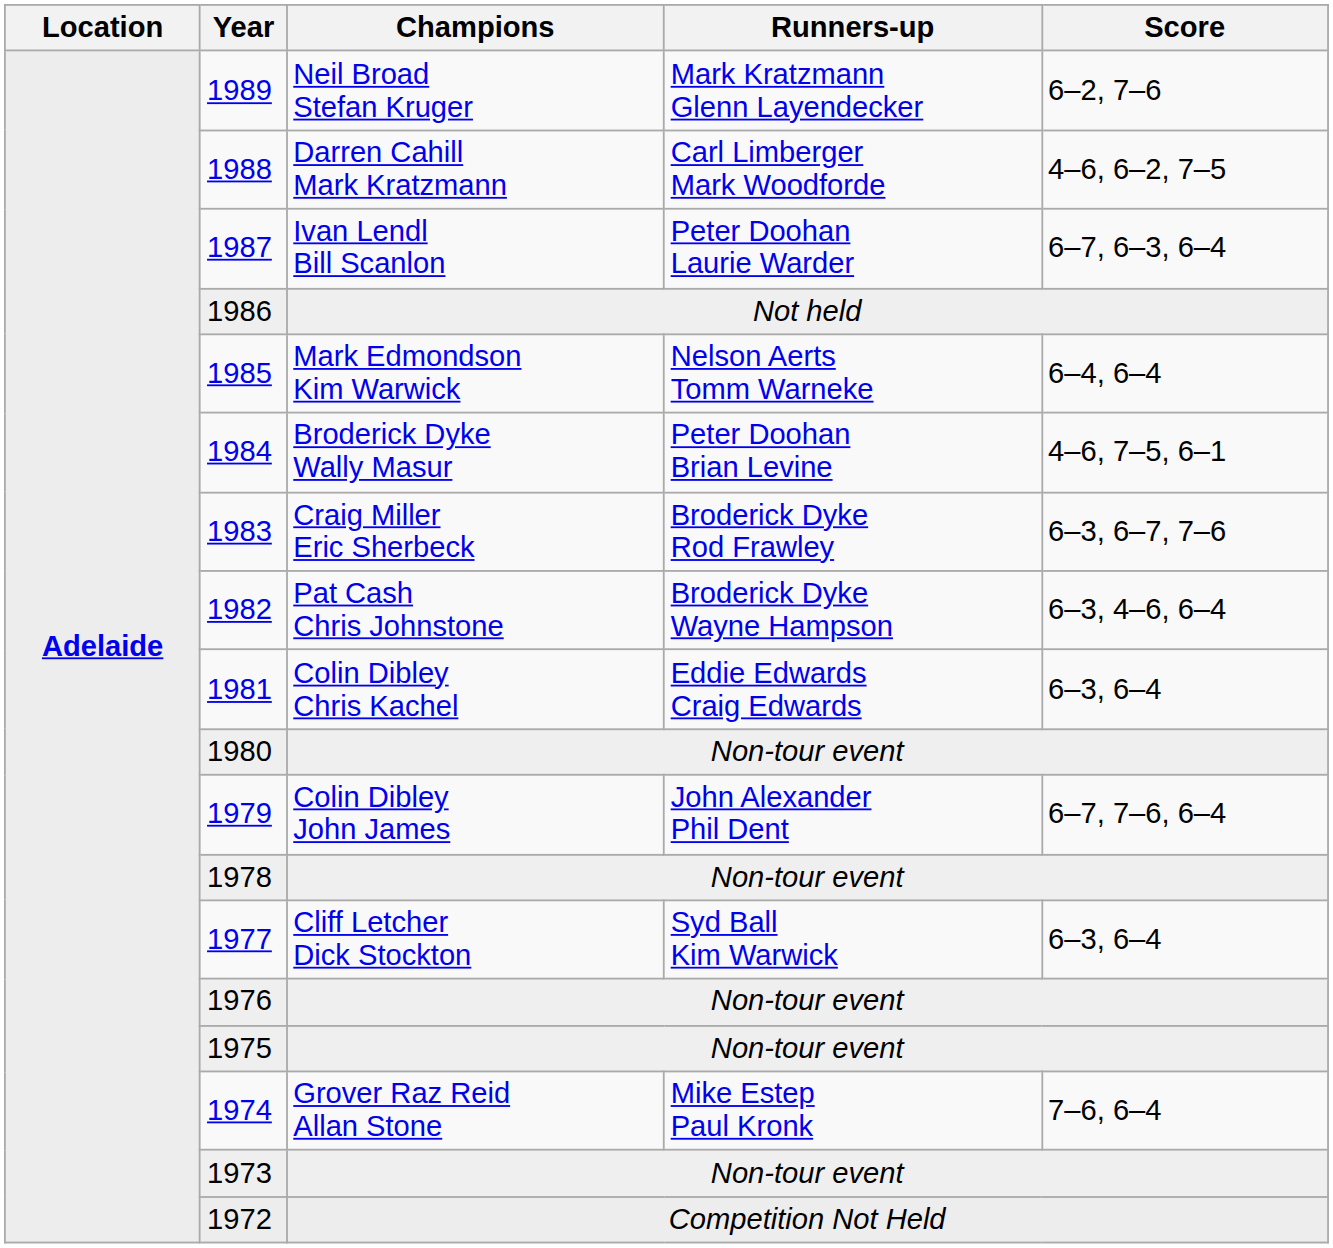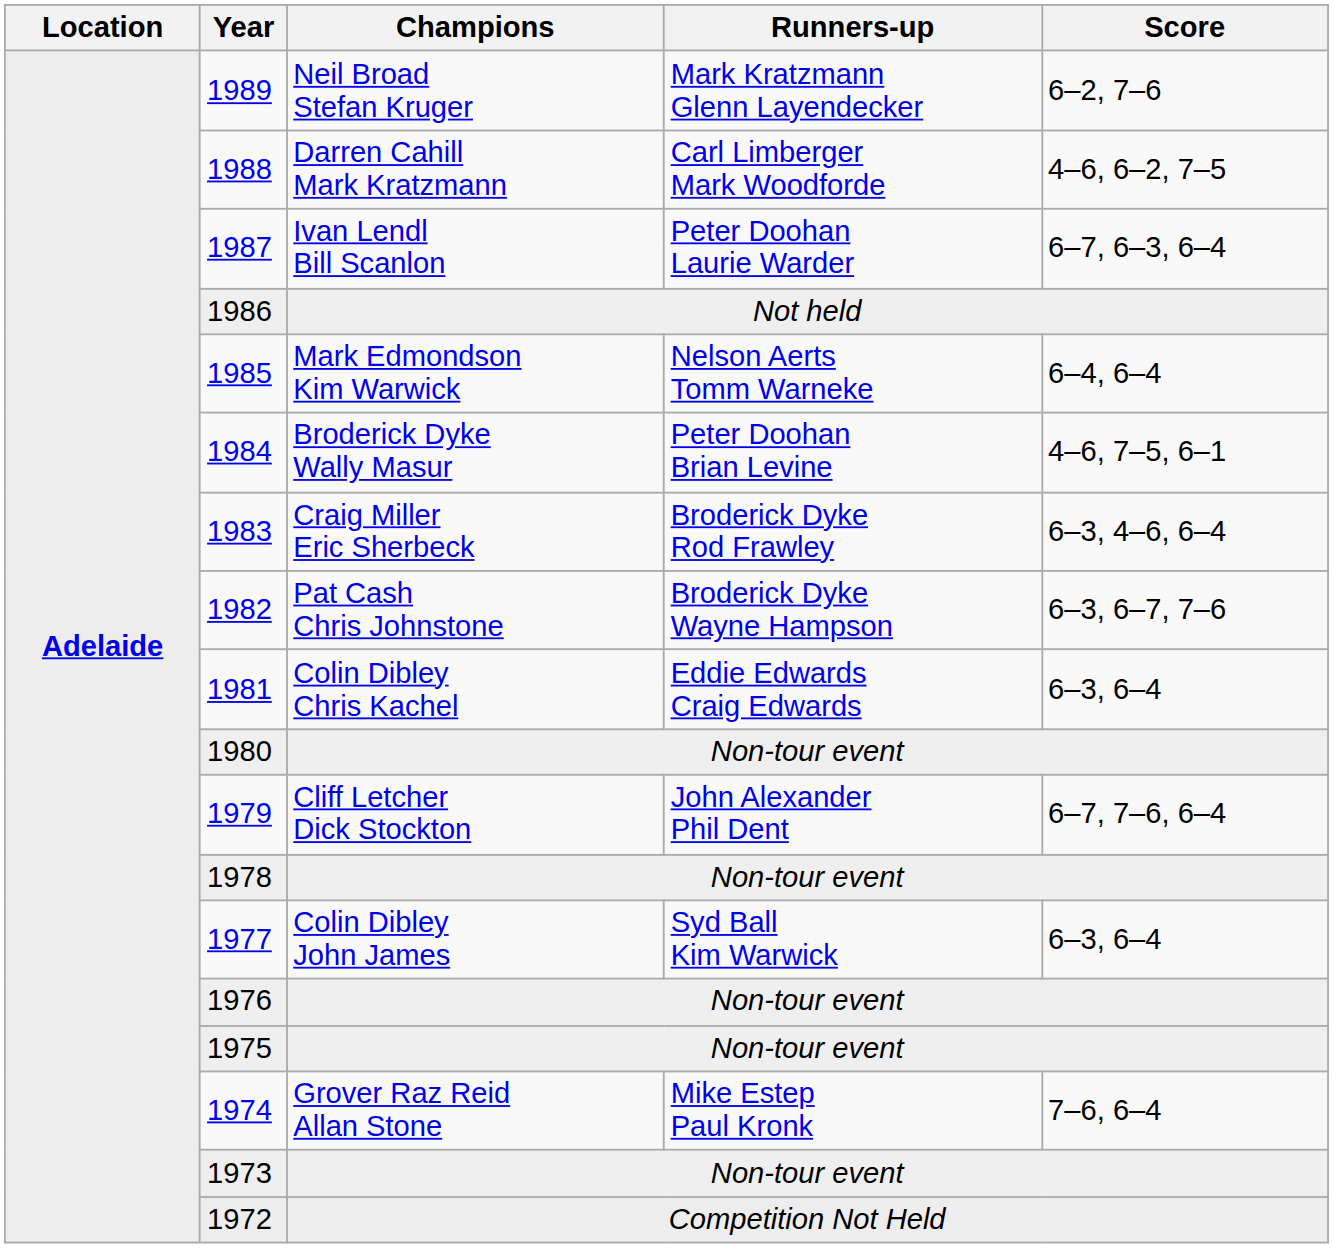(1137, 531) 6–3, 6–7, 7–6 -> (1137, 531) 6–3, 4–6, 6–4
(1137, 609) 6–3, 4–6, 6–4 -> (1137, 609) 6–3, 6–7, 7–6
(372, 814) Colin Dibley John James -> (382, 814) Cliff Letcher Dick Stockton
(382, 939) Cliff Letcher Dick Stockton -> (372, 939) Colin Dibley John James
